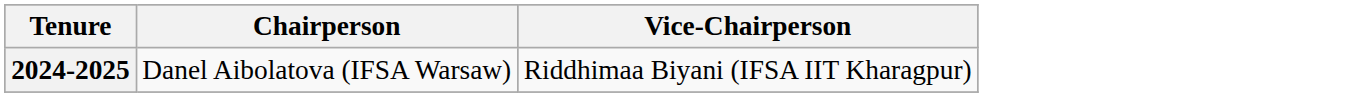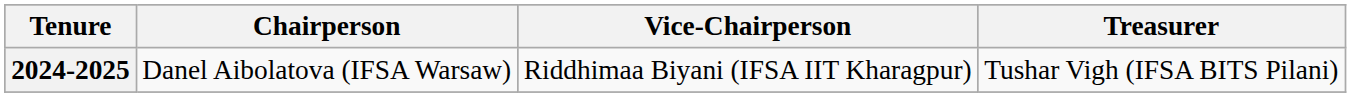+ column: (1161, 26)
